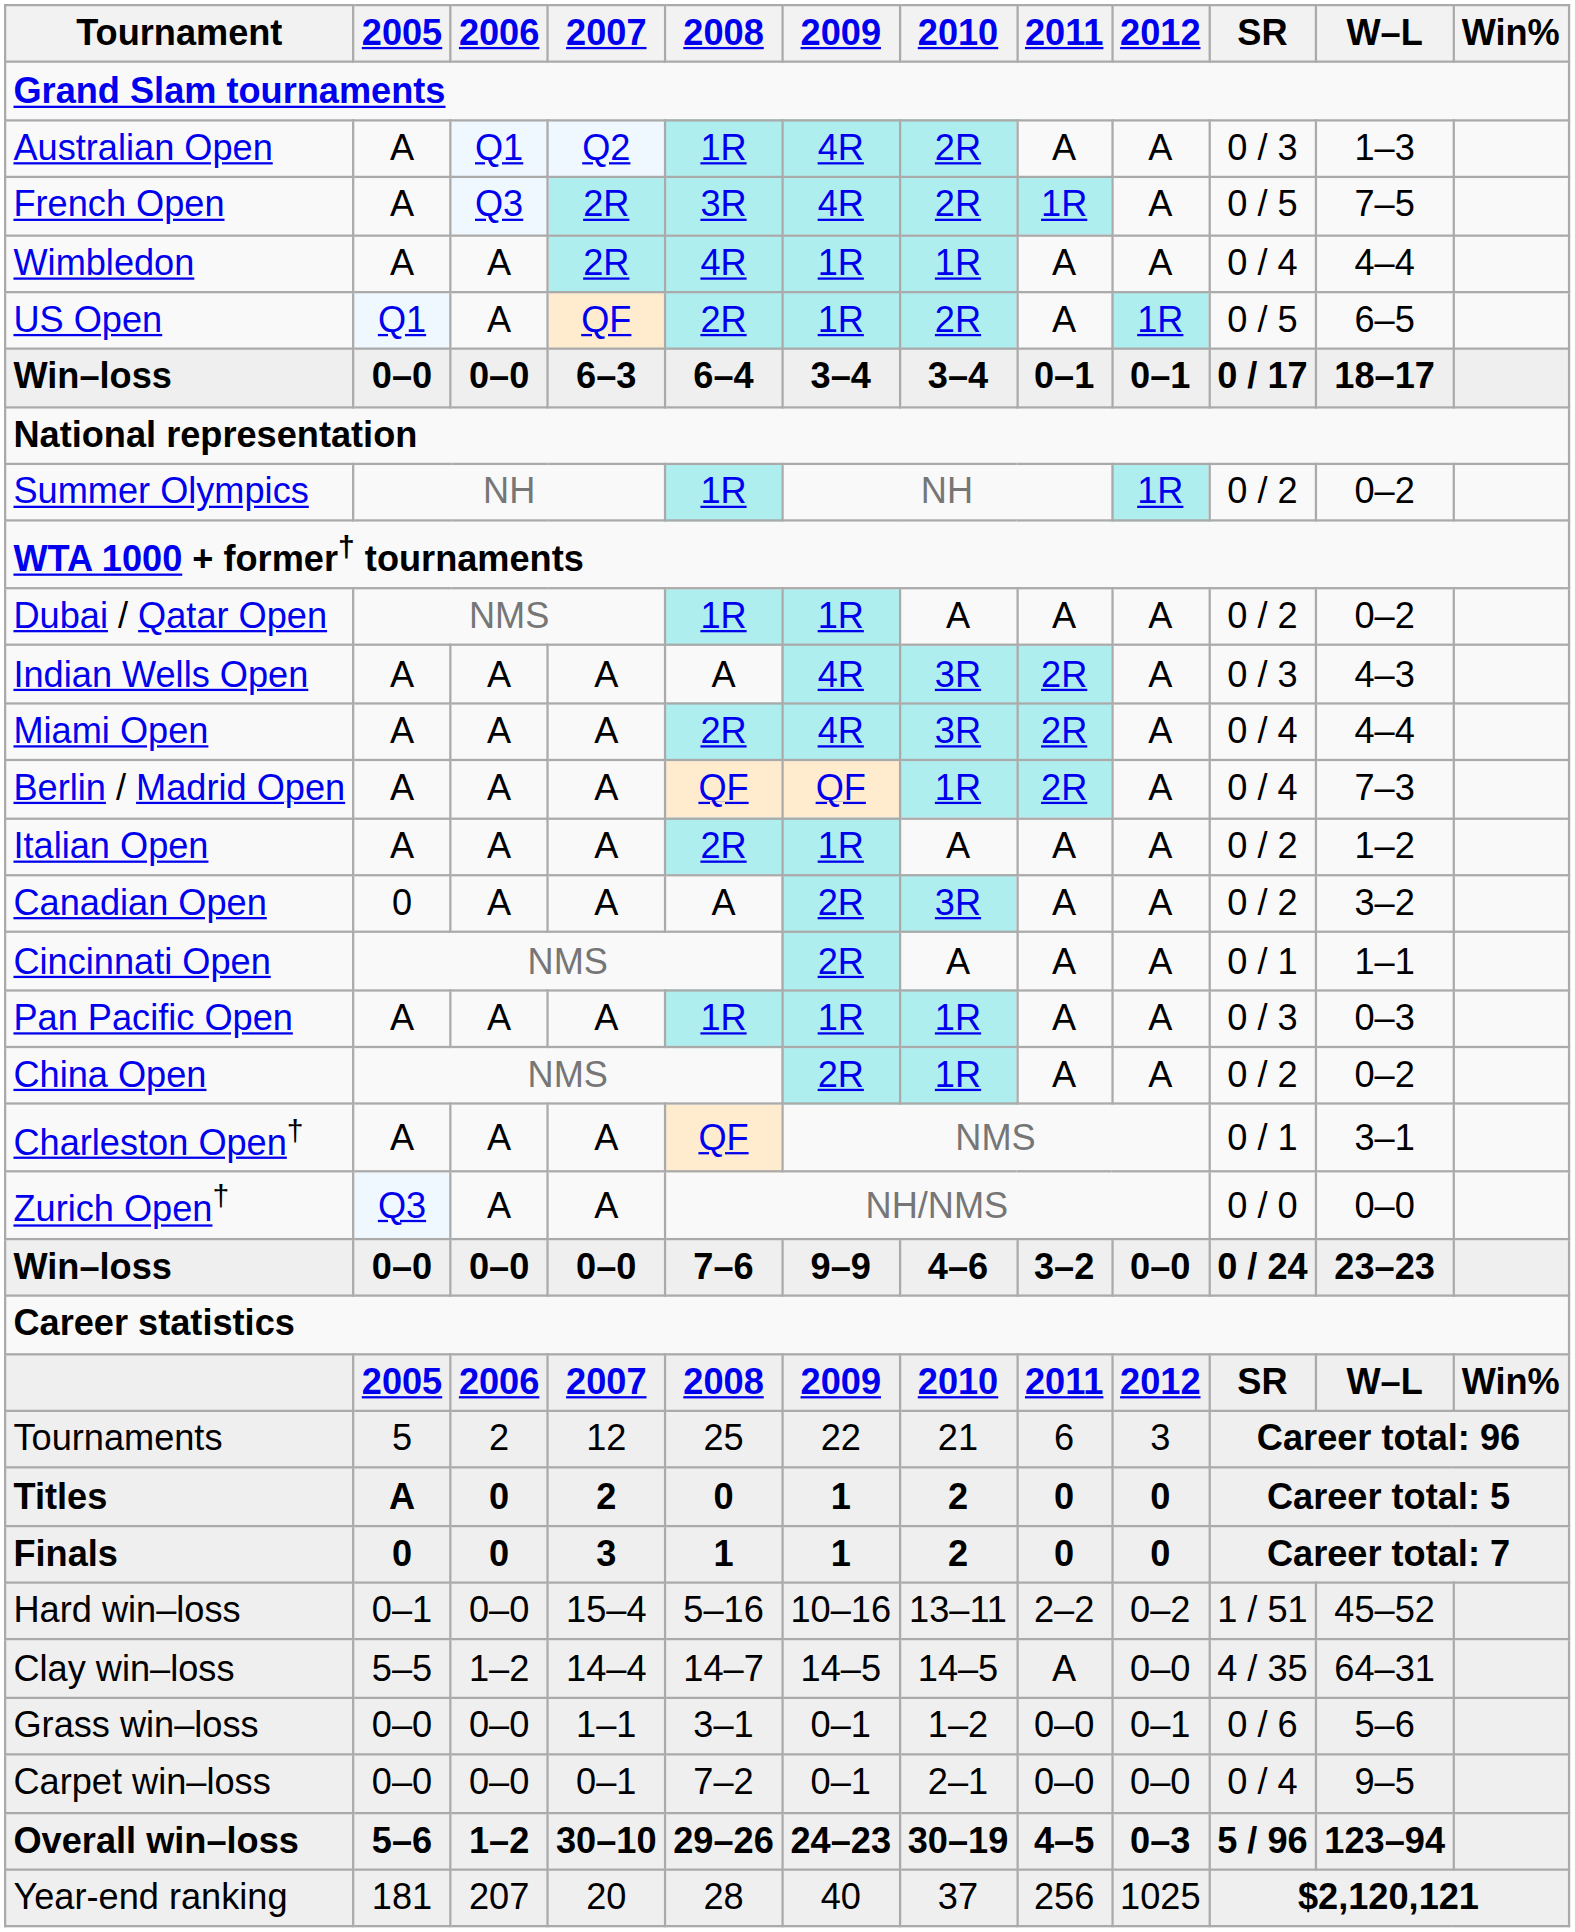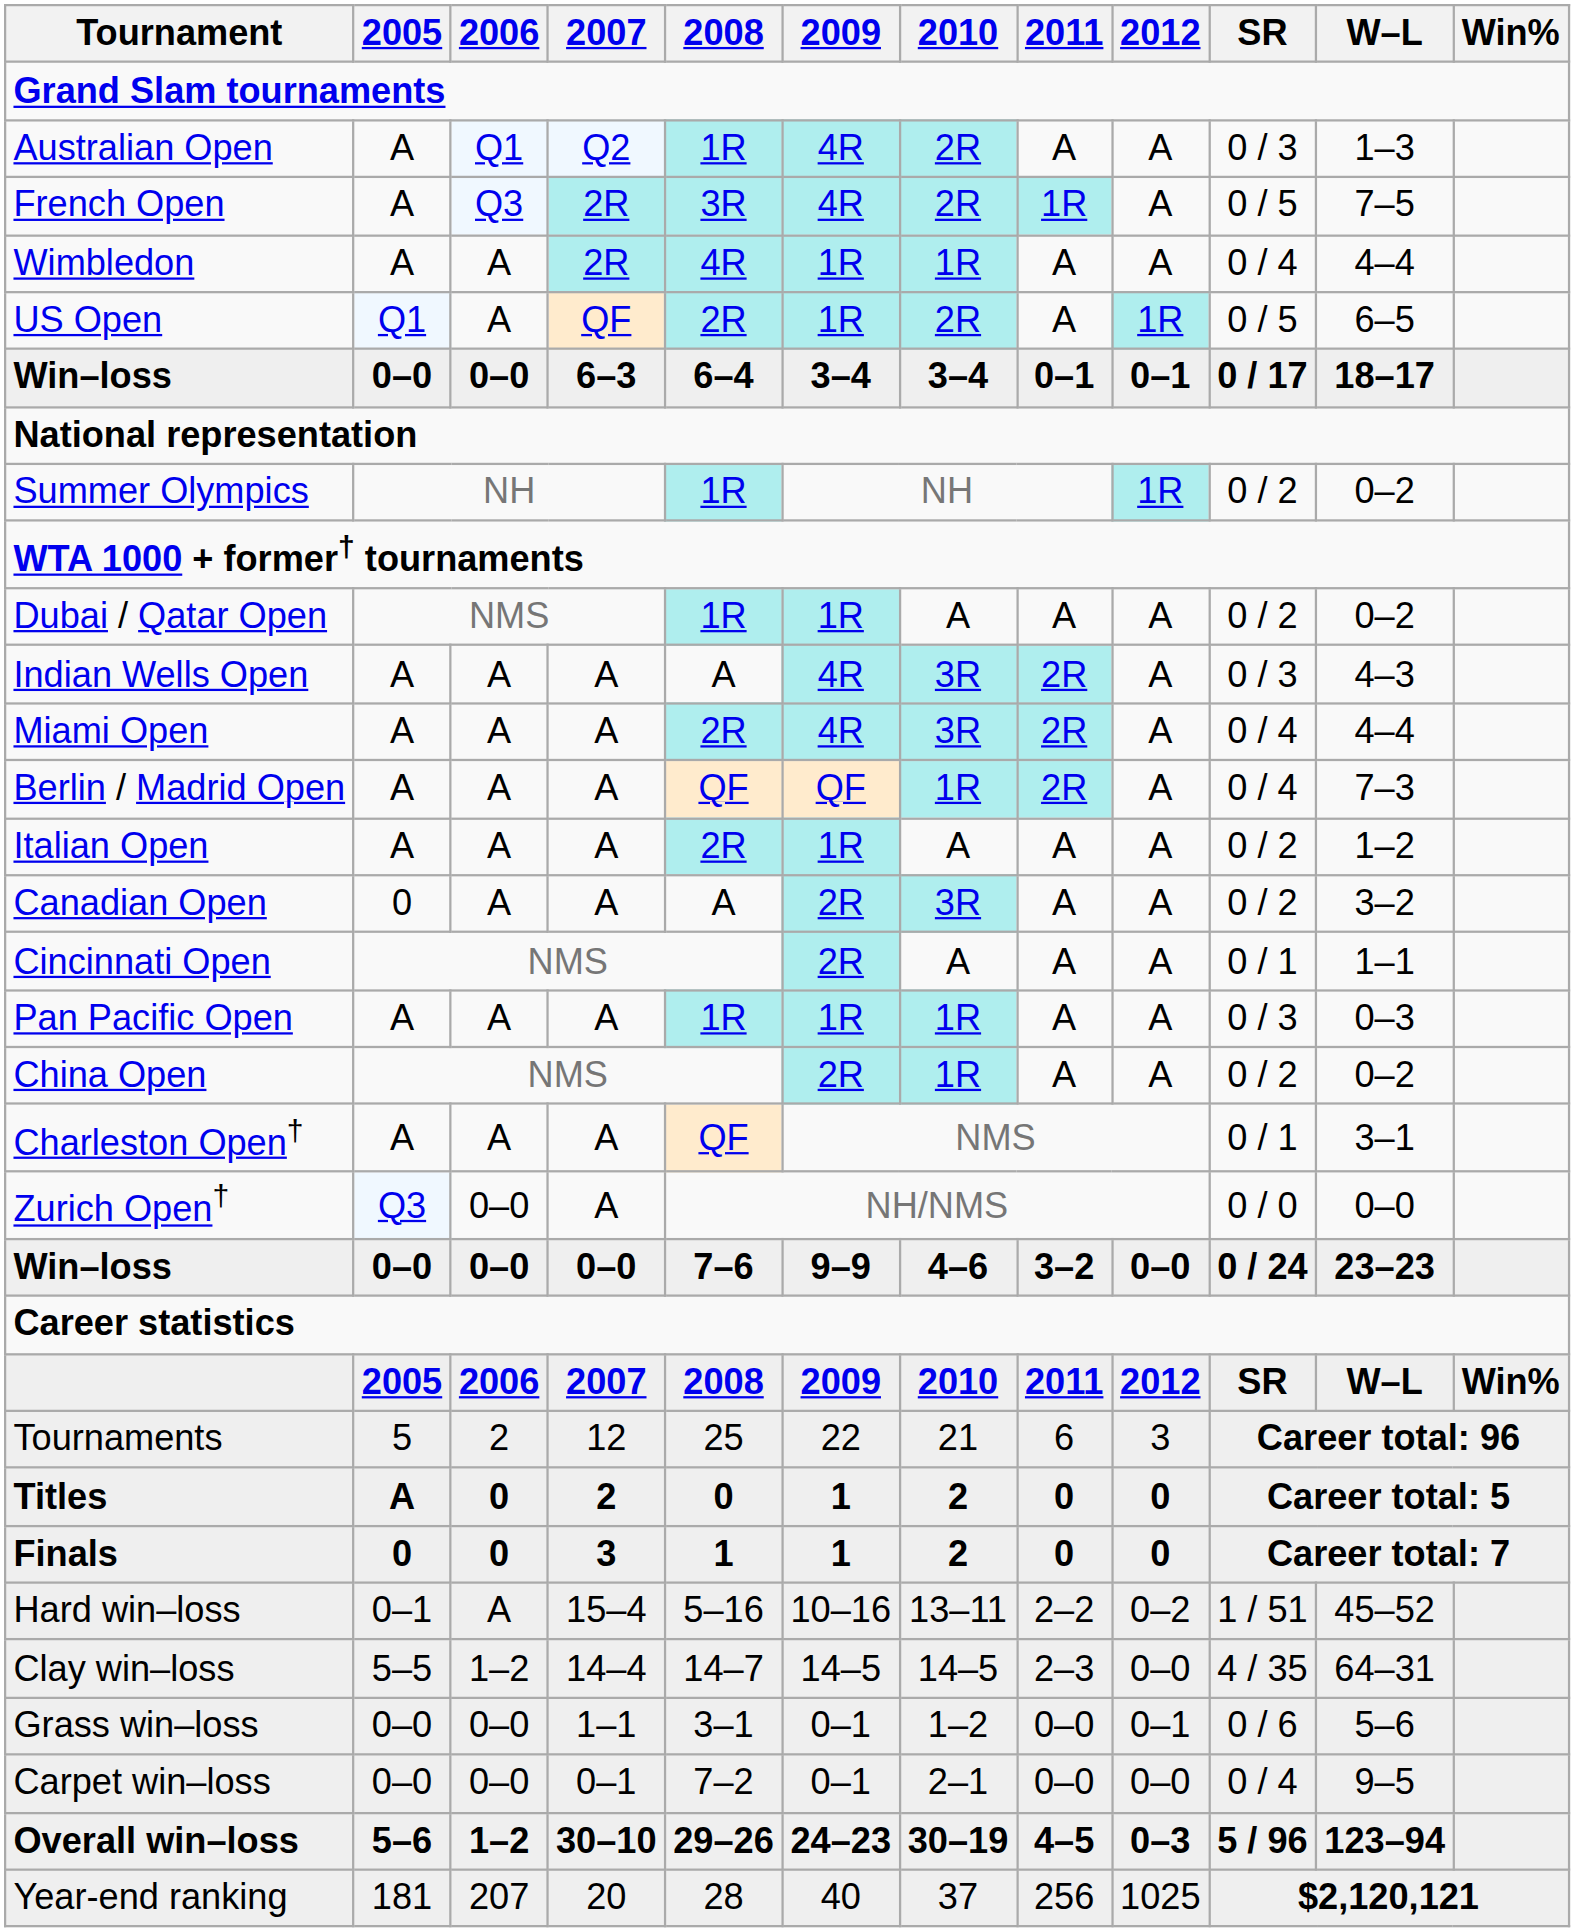(499, 1204) A -> (499, 1204) 0–0
(499, 1610) 0–0 -> (499, 1610) A
(1064, 1668) A -> (1064, 1668) 2–3
